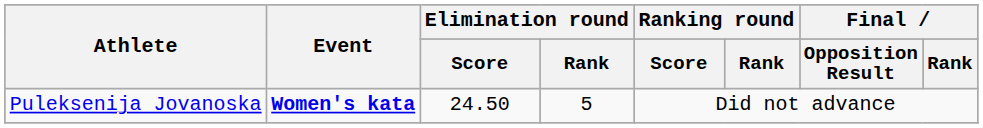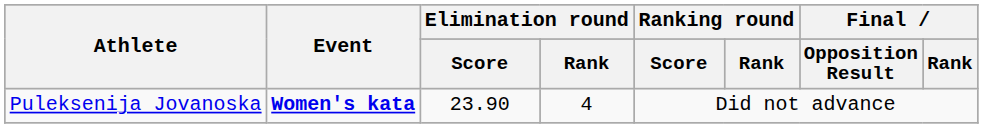(480, 105) 24.50 -> (480, 105) 23.90
(586, 105) 5 -> (586, 105) 4
